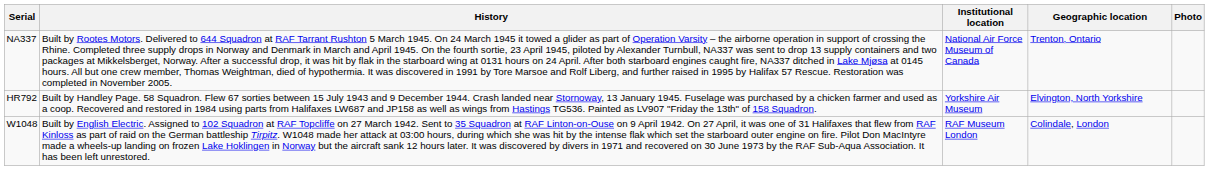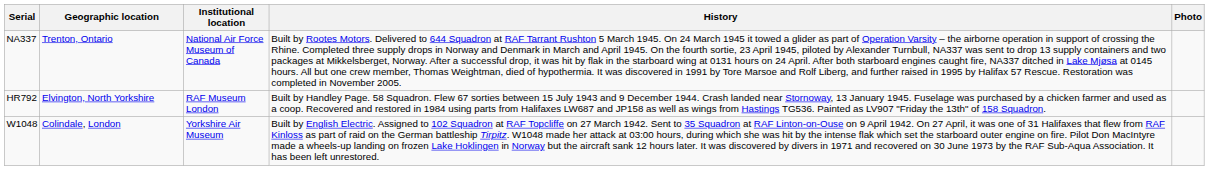columns swapped: (1100, 17) <-> (491, 17)
(972, 103) Yorkshire Air Museum -> (216, 103) RAF Museum London
(975, 130) RAF Museum London -> (213, 130) Yorkshire Air Museum
